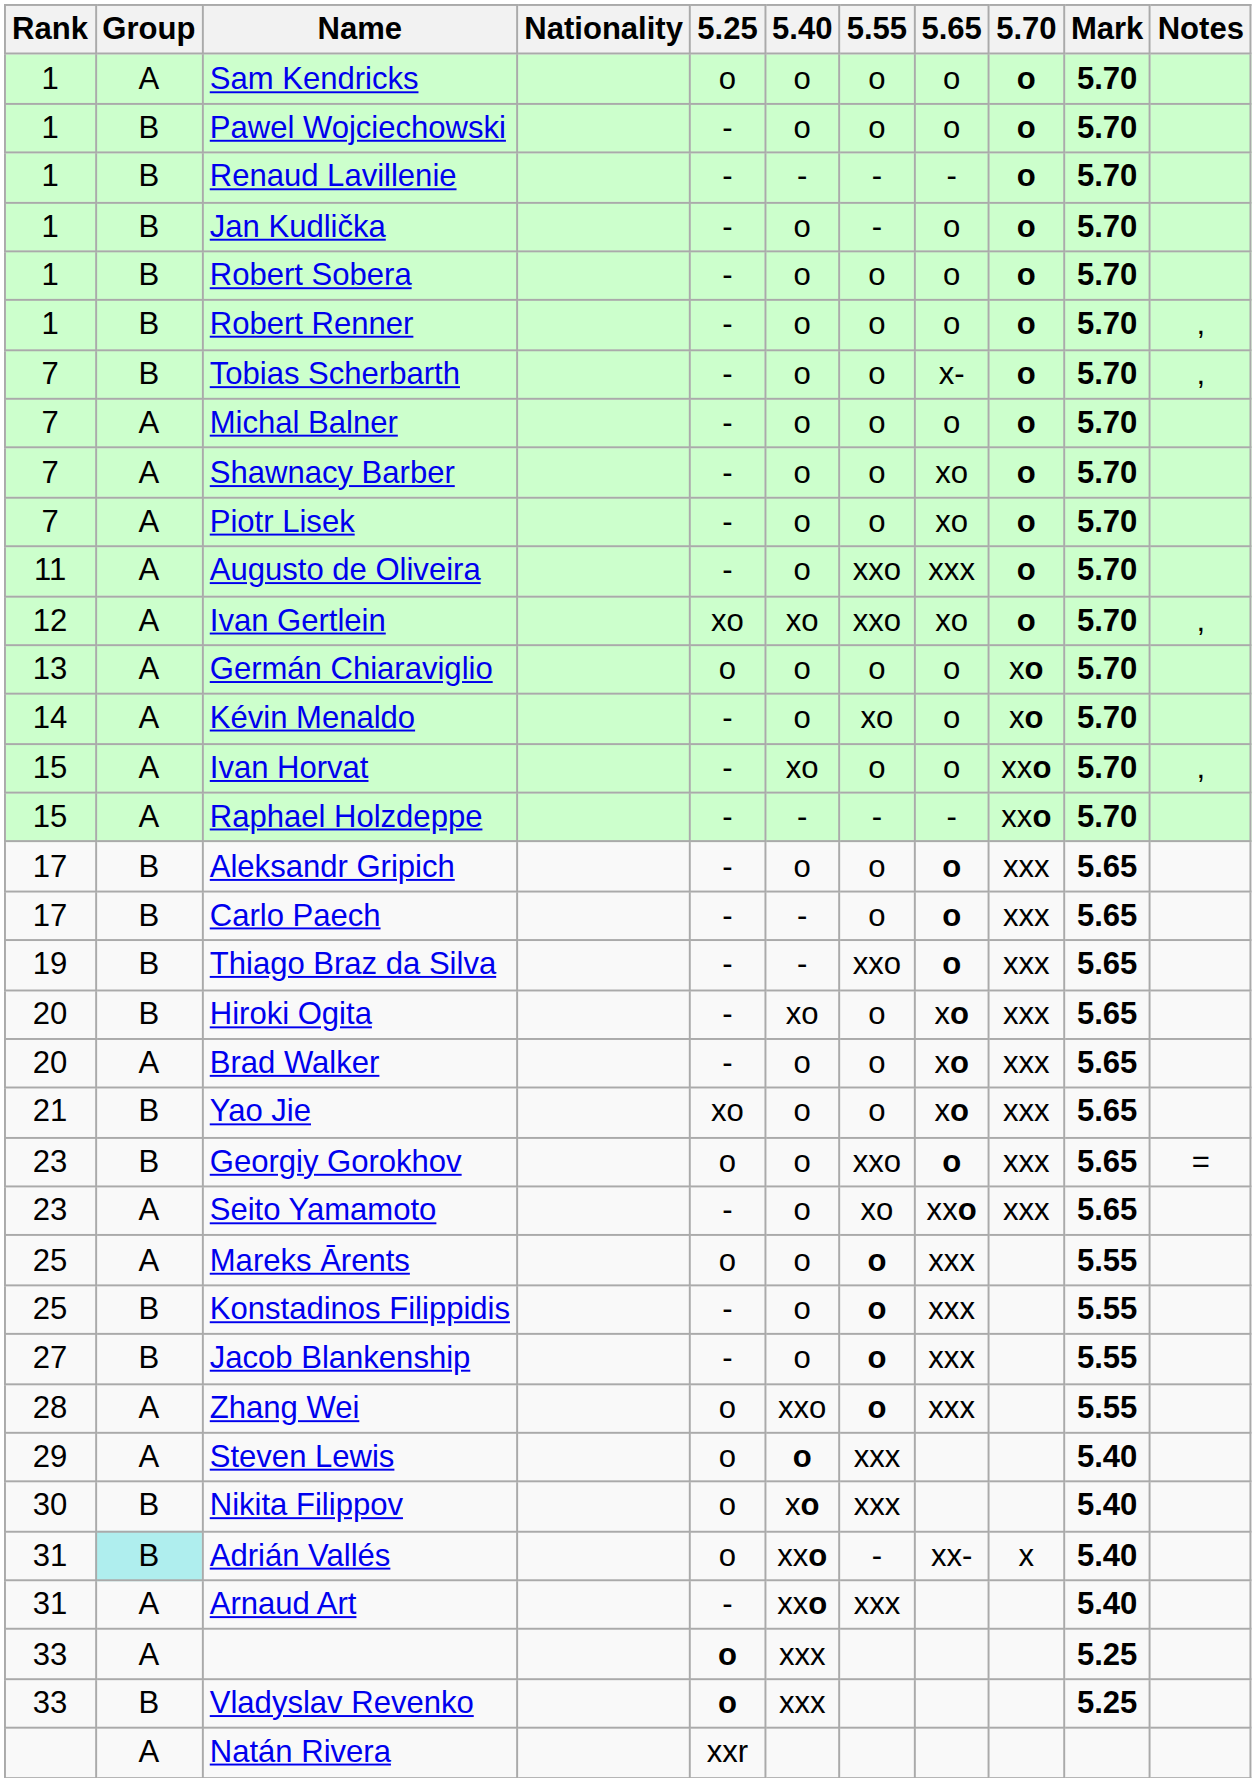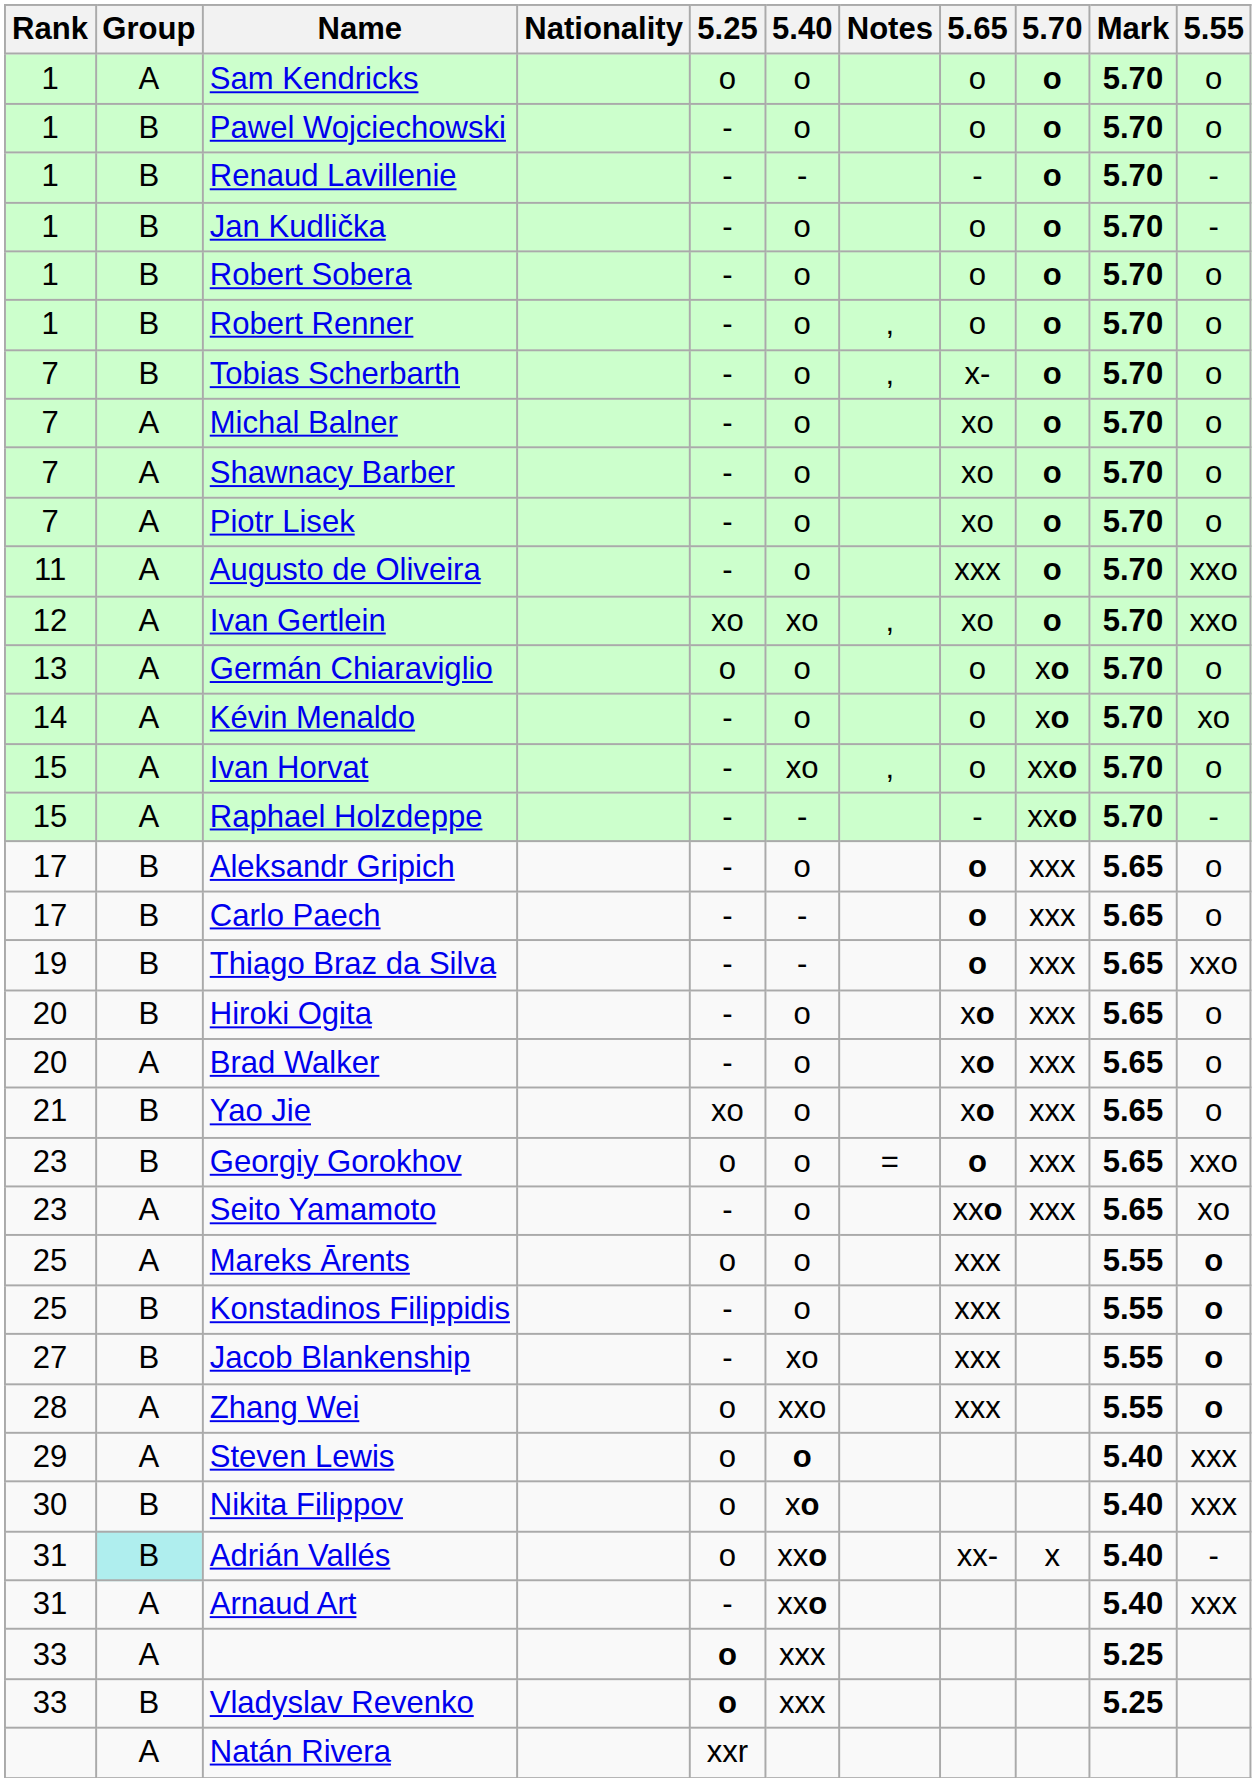columns swapped: (877, 29) <-> (1201, 29)
(952, 422) o -> (977, 422) xo
(802, 1013) xo -> (802, 1013) o
(802, 1358) o -> (802, 1358) xo
